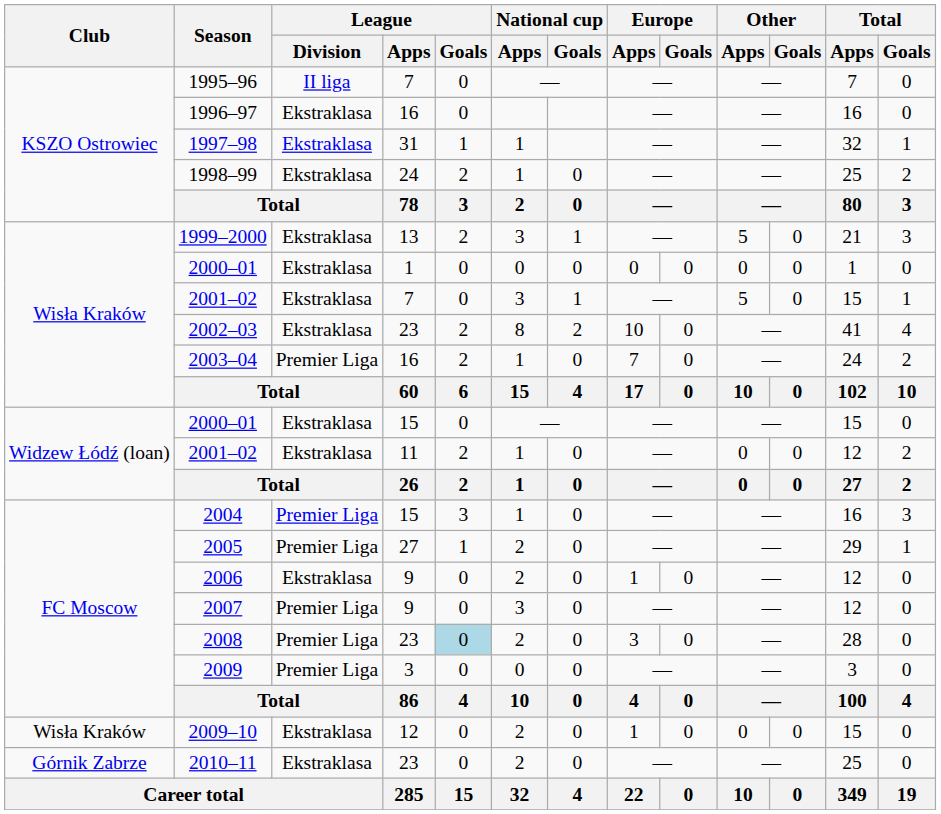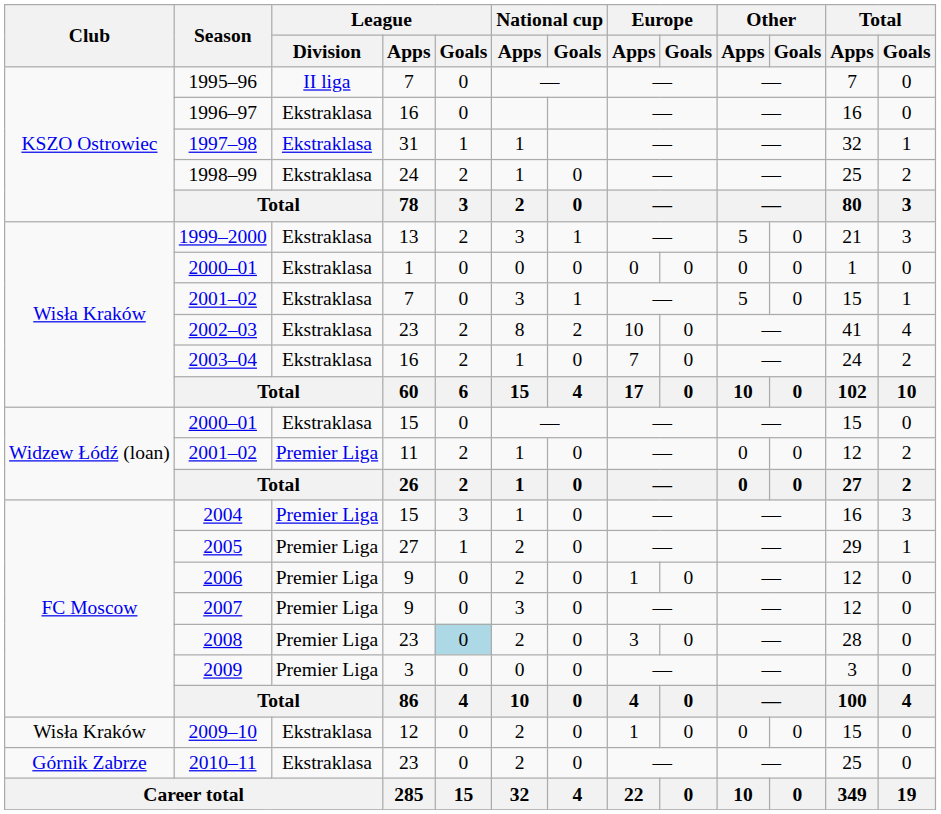(327, 360) Premier Liga -> (327, 360) Ekstraklasa
(327, 453) Ekstraklasa -> (327, 453) Premier Liga
(327, 577) Ekstraklasa -> (327, 577) Premier Liga
